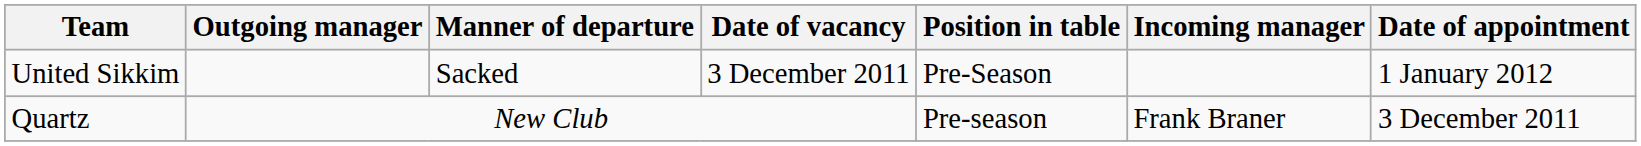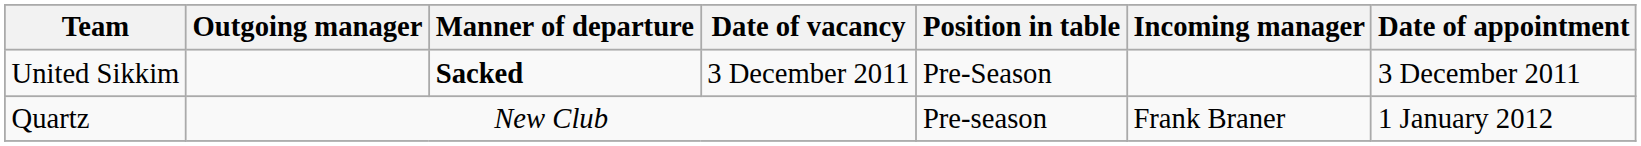(477, 72) normal -> (479, 72) bold
(1466, 72) 1 January 2012 -> (1479, 72) 3 December 2011
(1479, 118) 3 December 2011 -> (1466, 118) 1 January 2012
